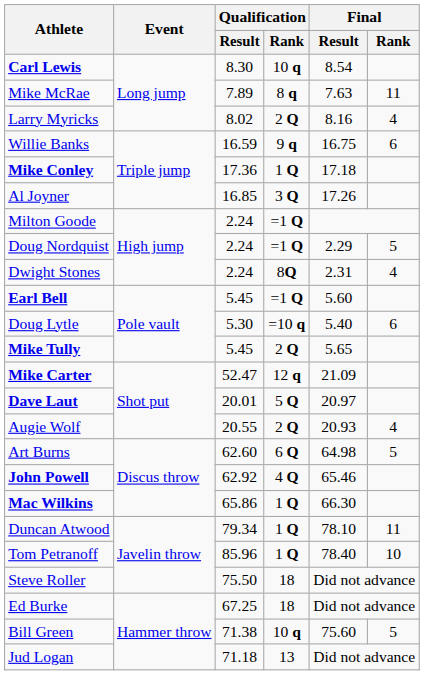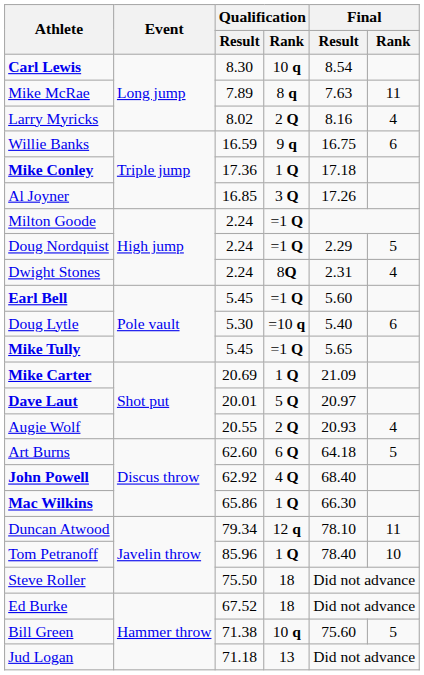(287, 349) 2 Q -> (287, 349) =1 Q
(239, 375) 52.47 -> (239, 375) 20.69
(287, 375) 12 q -> (287, 375) 1 Q
(339, 452) 64.98 -> (339, 452) 64.18
(339, 478) 65.46 -> (339, 478) 68.40
(287, 529) 1 Q -> (287, 529) 12 q
(239, 606) 67.25 -> (239, 606) 67.52
